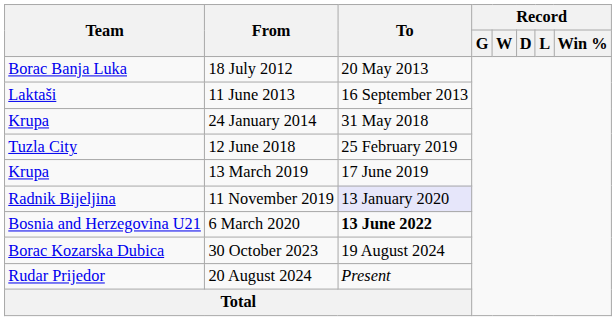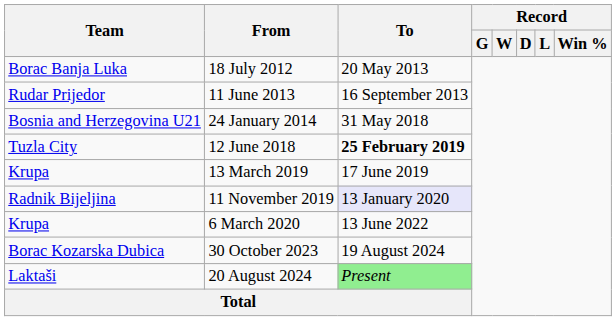(32, 95) Laktaši -> (57, 95) Rudar Prijedor
(29, 120) Krupa -> (105, 120) Bosnia and Herzegovina U21
(399, 146) normal -> (403, 146) bold
(105, 224) Bosnia and Herzegovina U21 -> (29, 224) Krupa
(387, 224) bold -> (385, 224) normal
(57, 276) Rudar Prijedor -> (32, 276) Laktaši
(366, 276) no background -> (366, 276) lightgreen background
